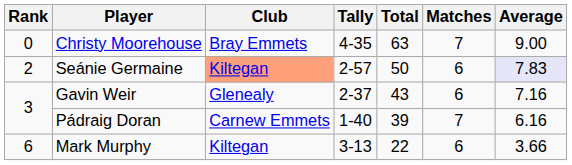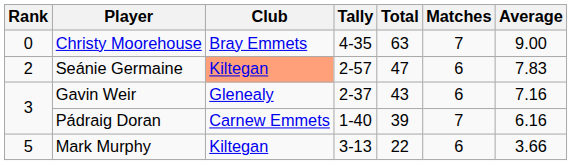(400, 69) 50 -> (400, 69) 47
(531, 69) lavender background -> (531, 69) no background
(28, 146) 6 -> (28, 146) 5
